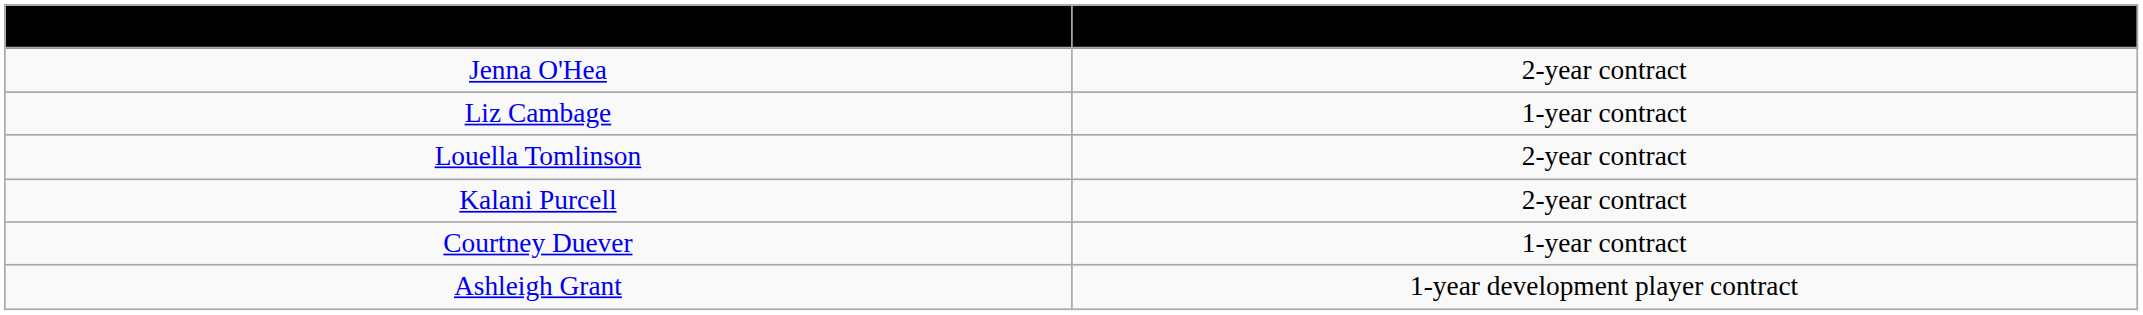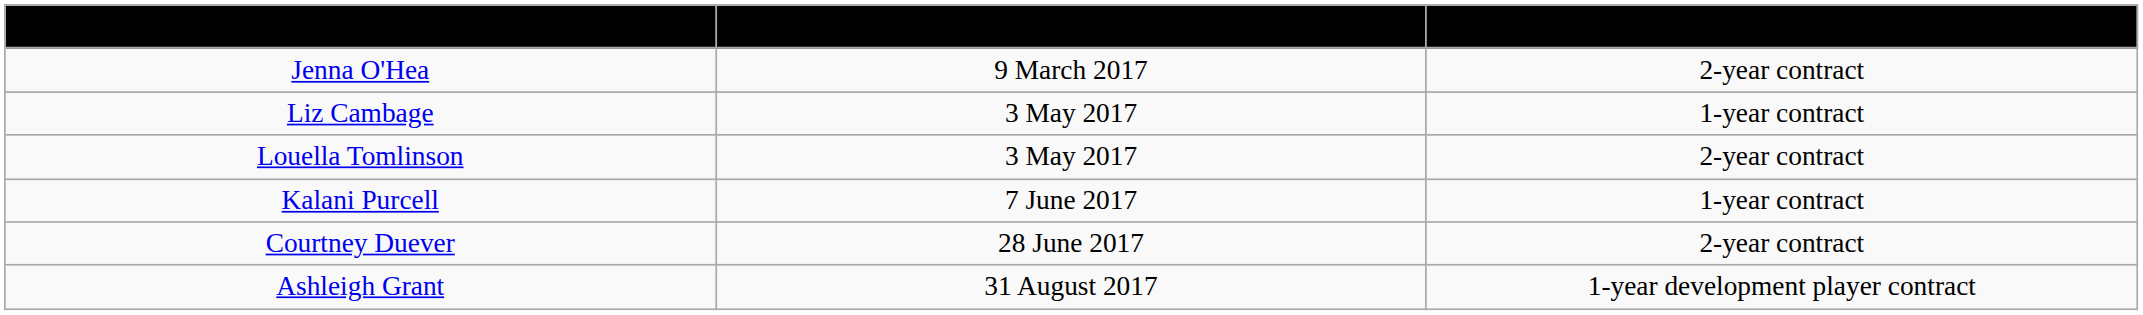+ column: (1071, 26)
(1604, 199) 2-year contract -> (1782, 199) 1-year contract
(1604, 243) 1-year contract -> (1782, 243) 2-year contract
